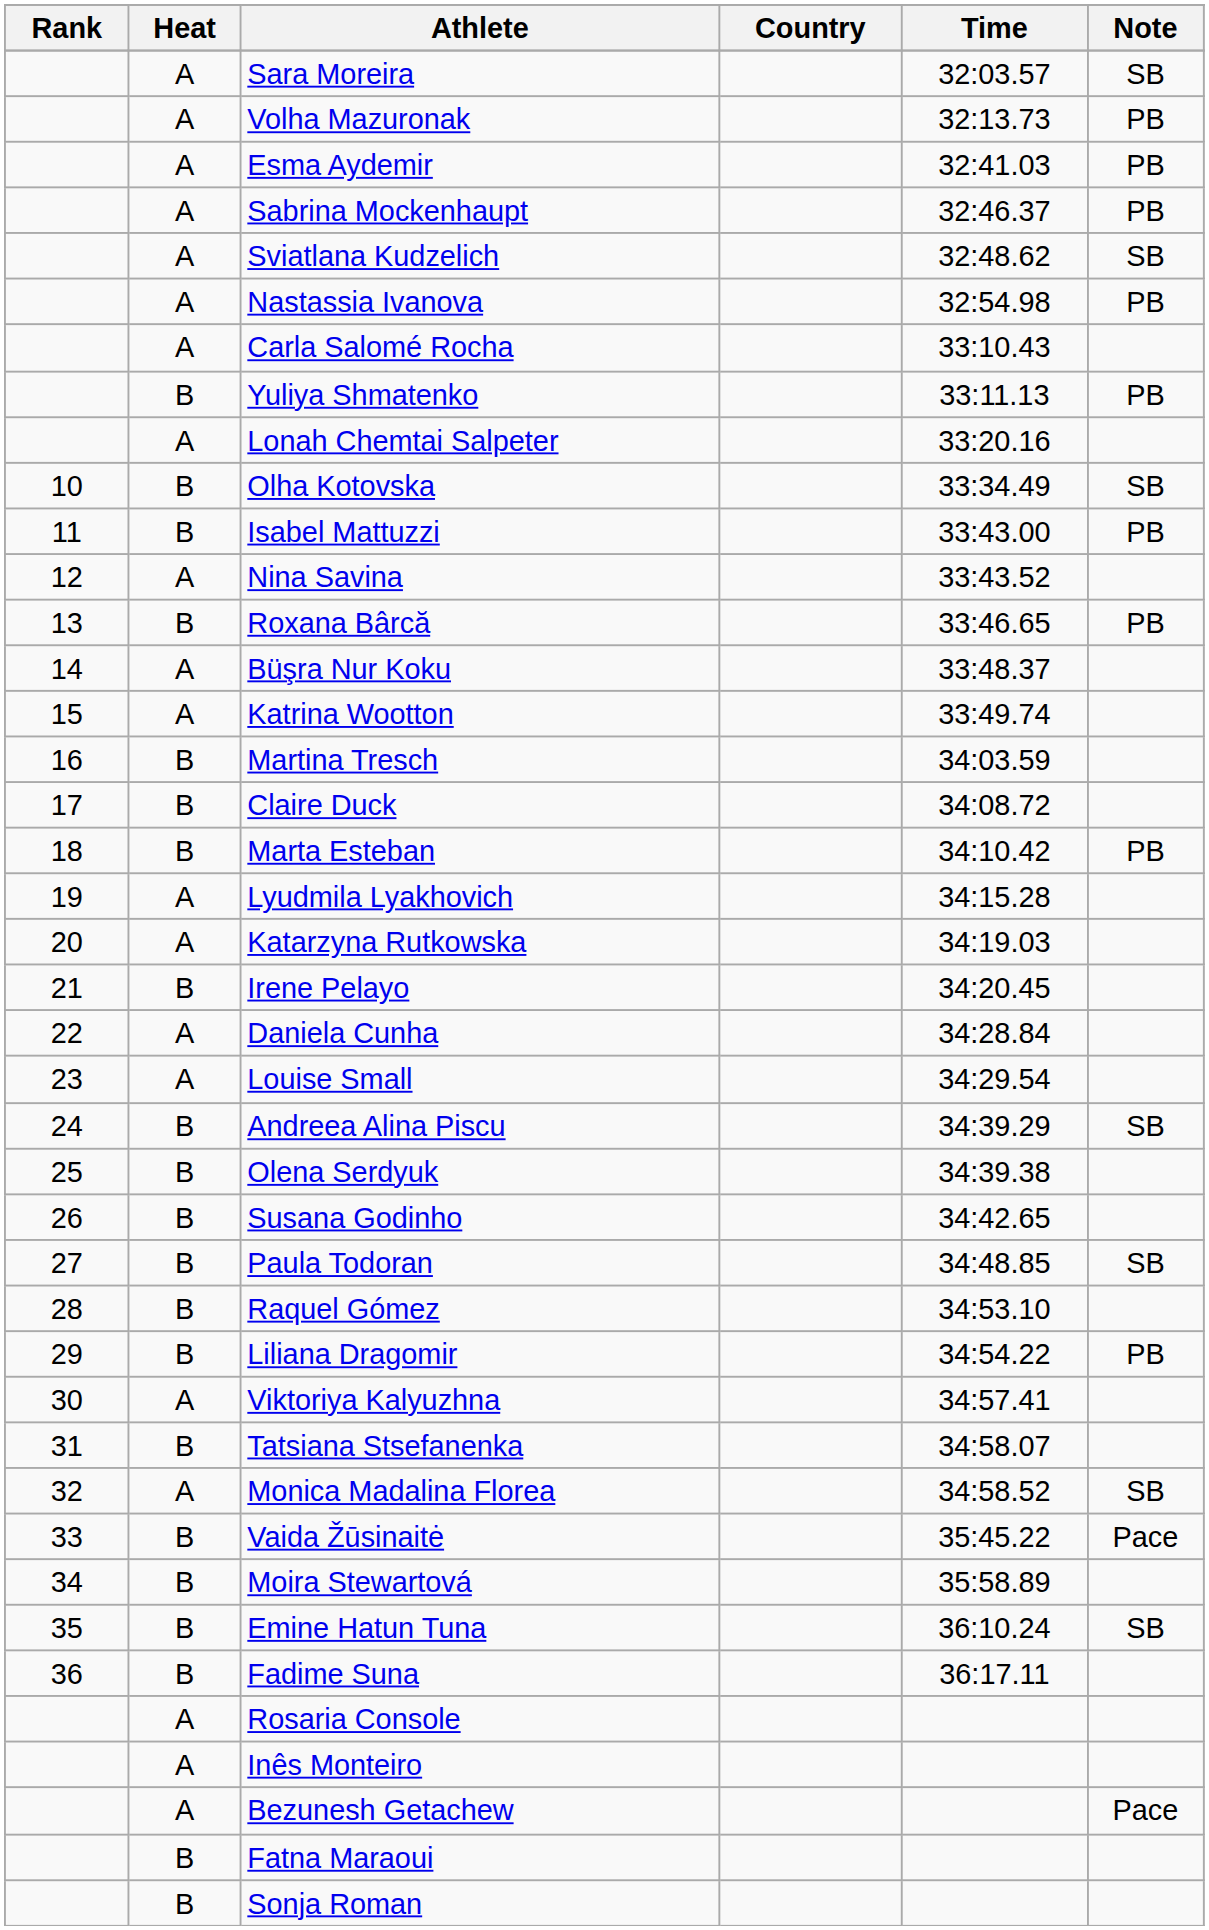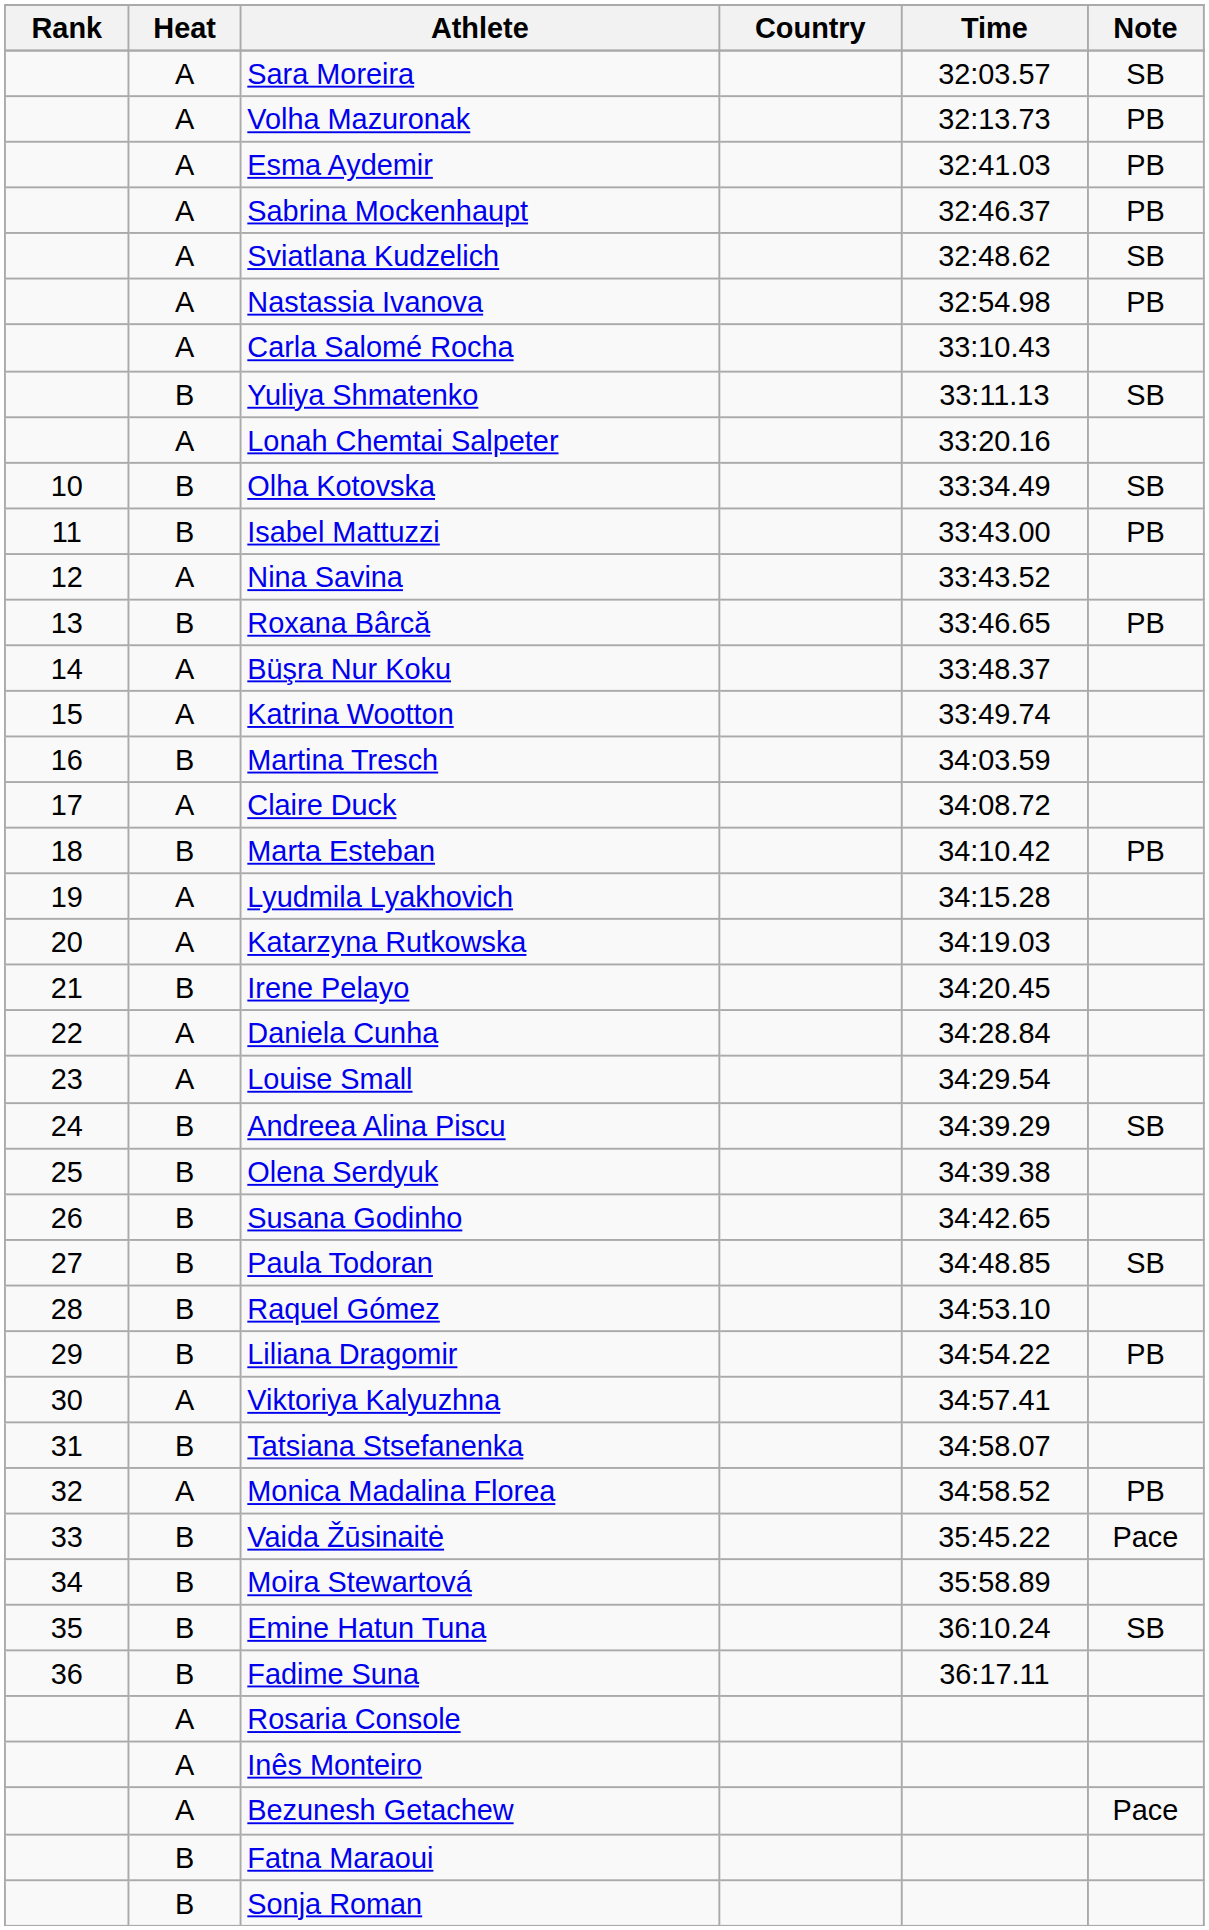(1145, 394) PB -> (1145, 394) SB
(185, 805) B -> (185, 805) A
(1145, 1491) SB -> (1145, 1491) PB
